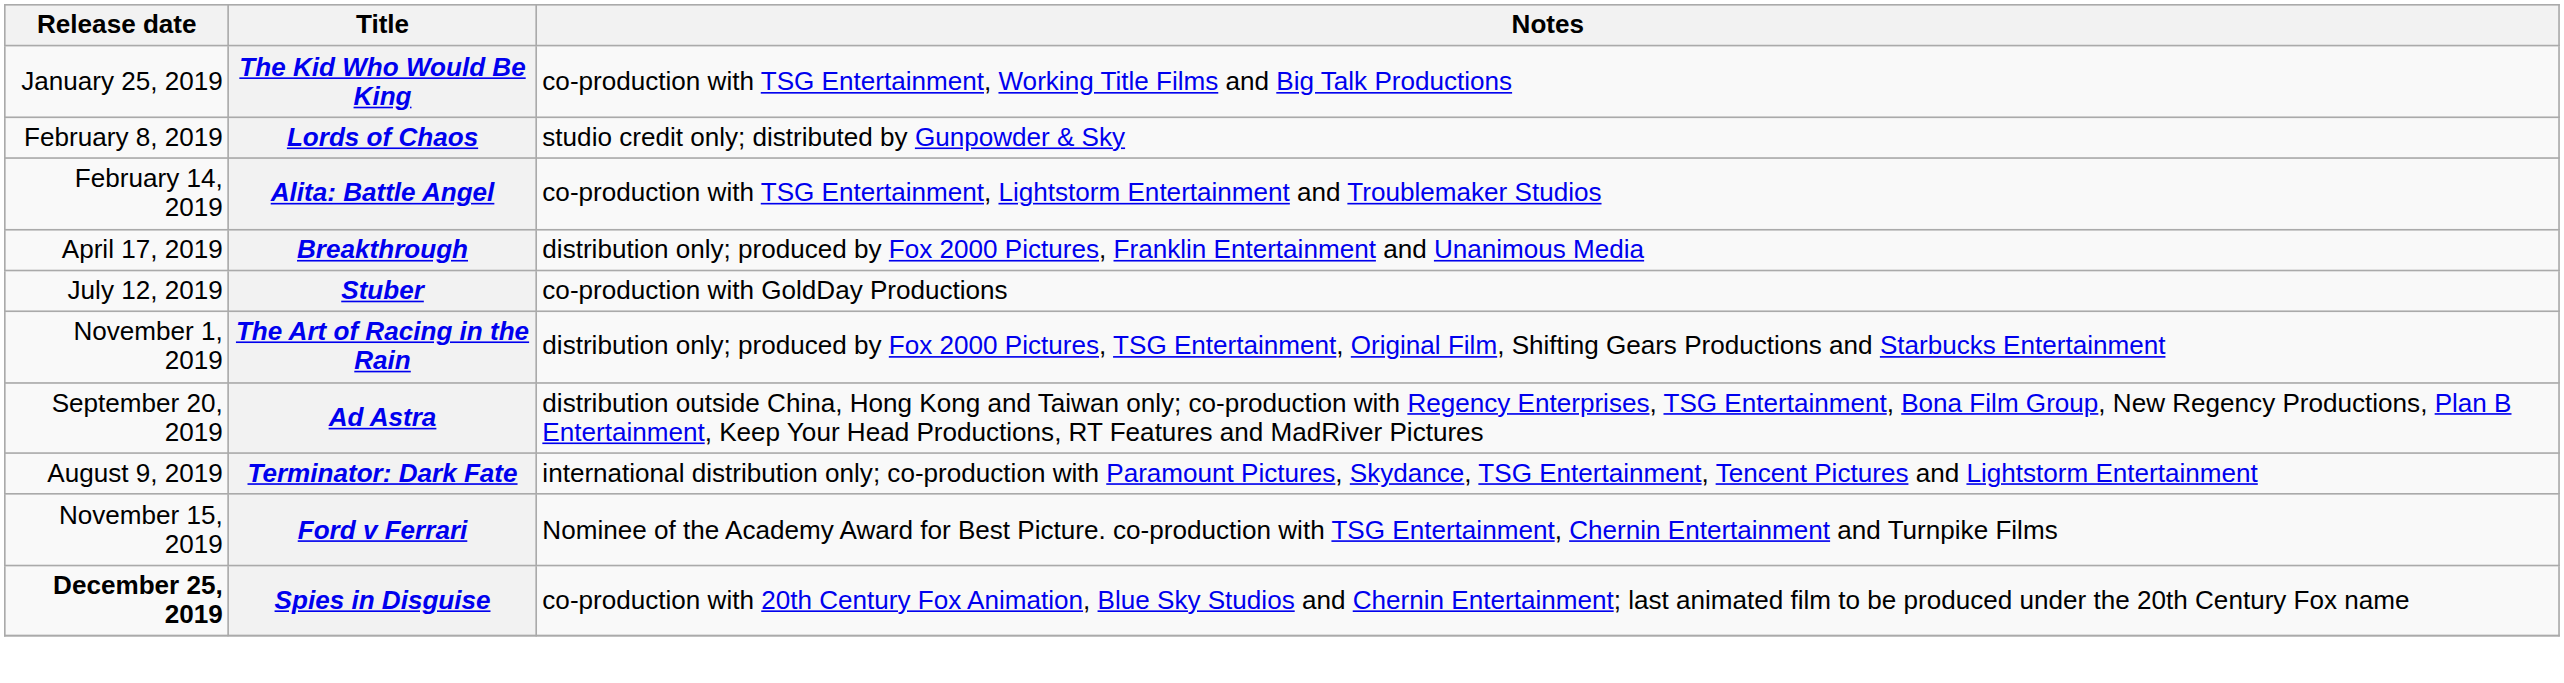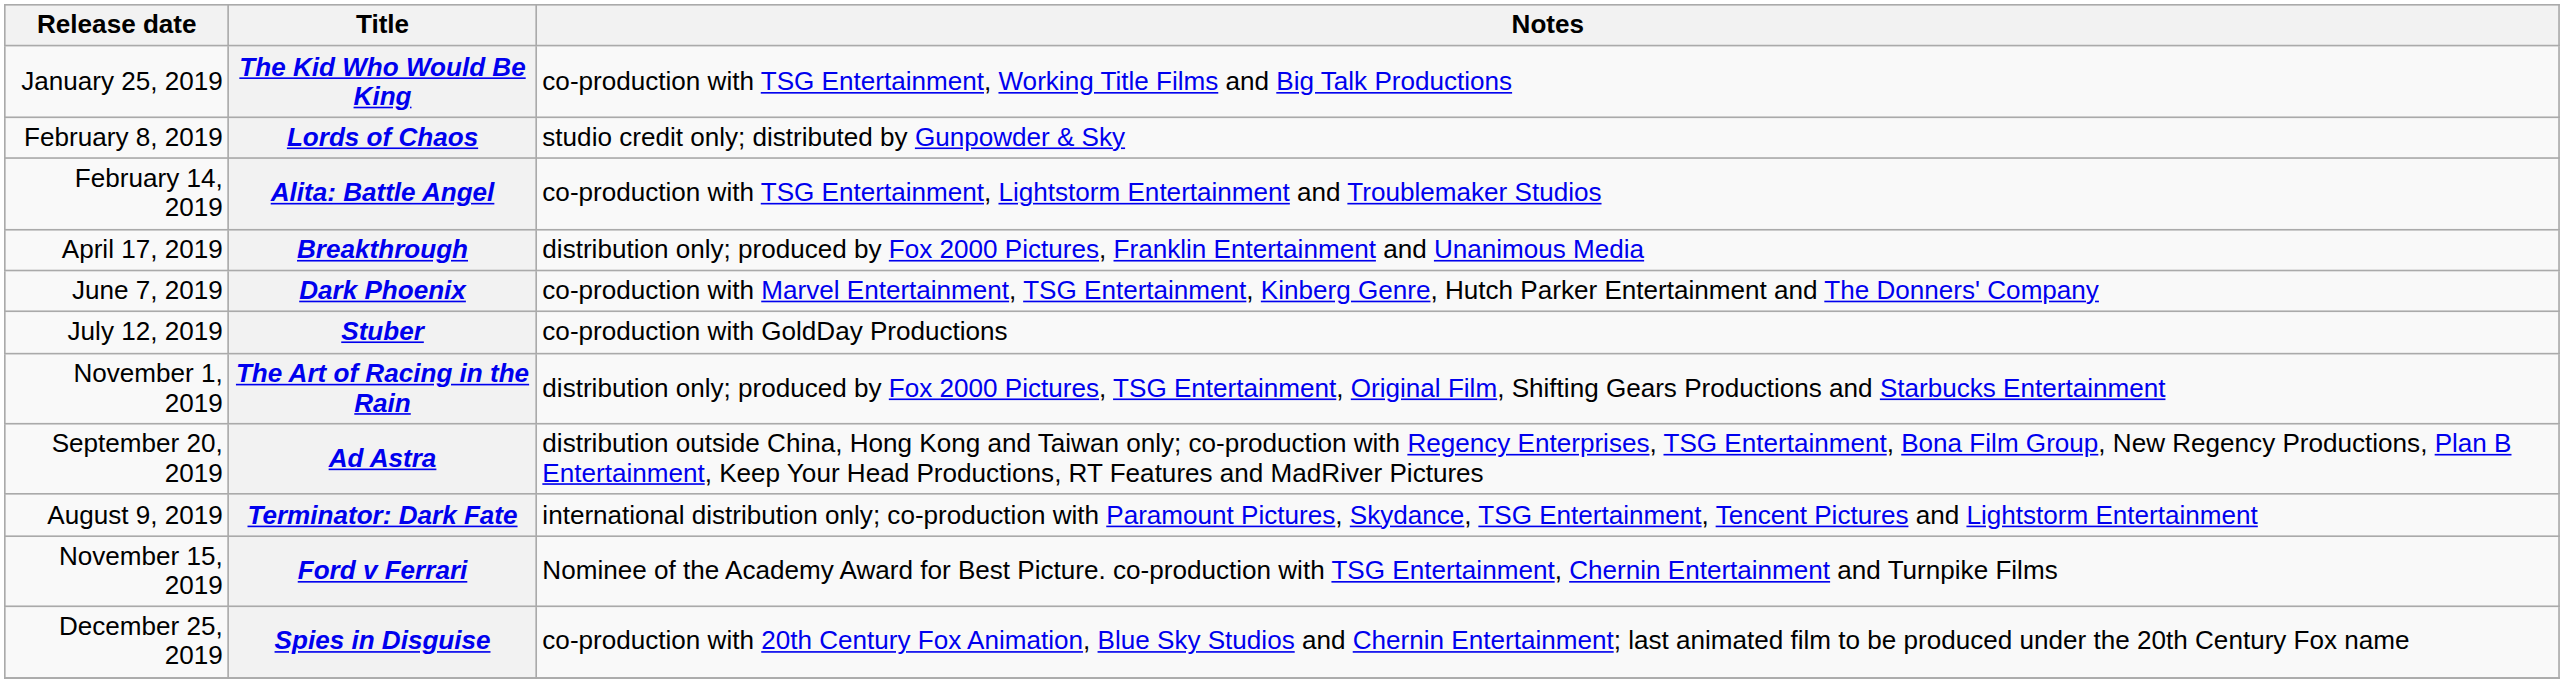+ row: (383, 290)
(138, 600) bold -> (141, 641) normal
